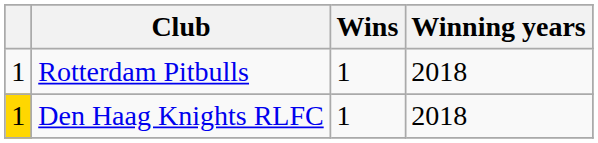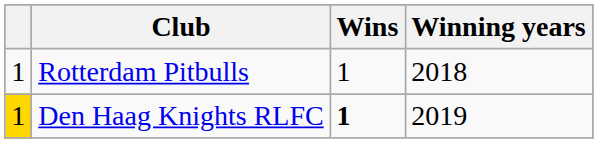(344, 115) normal -> (344, 115) bold
(439, 115) 2018 -> (439, 115) 2019
